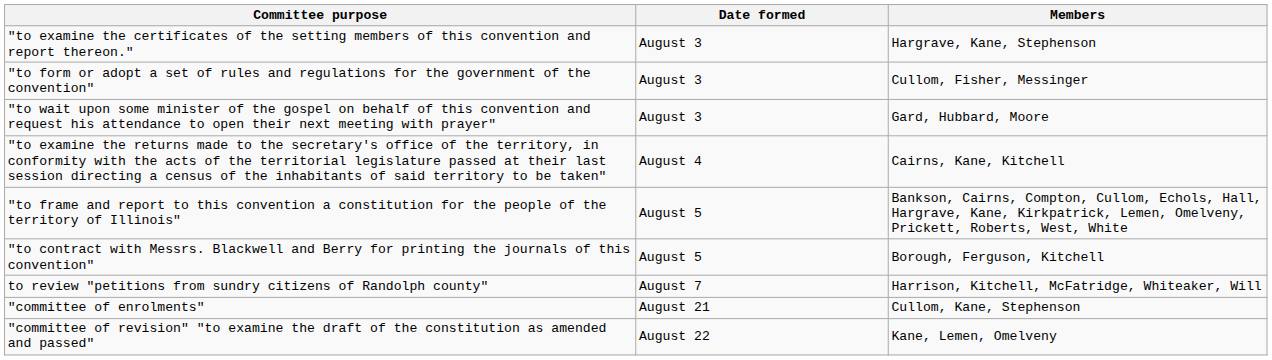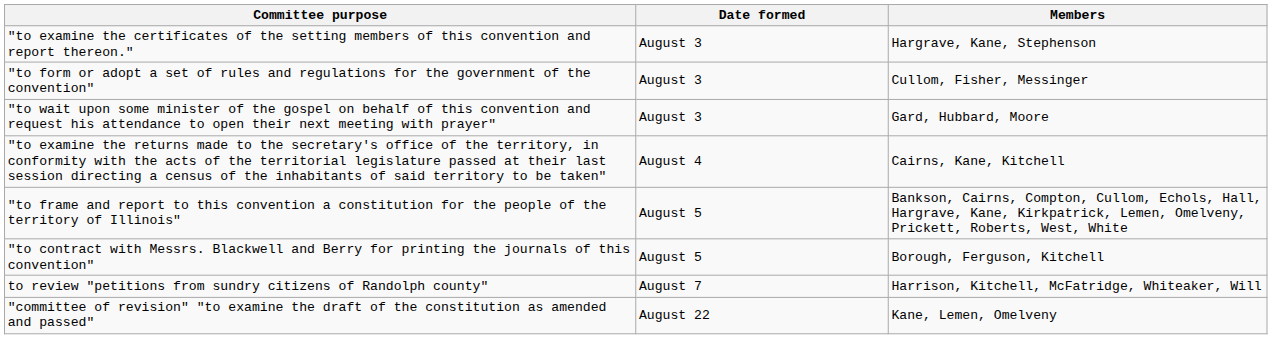- row: (106, 308)
